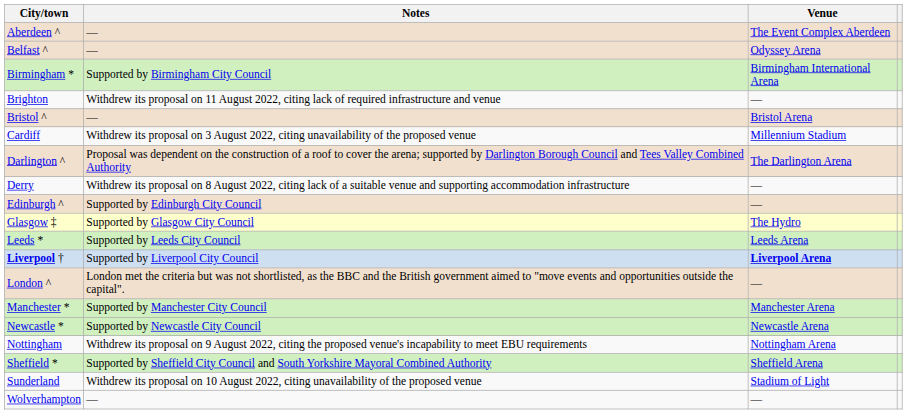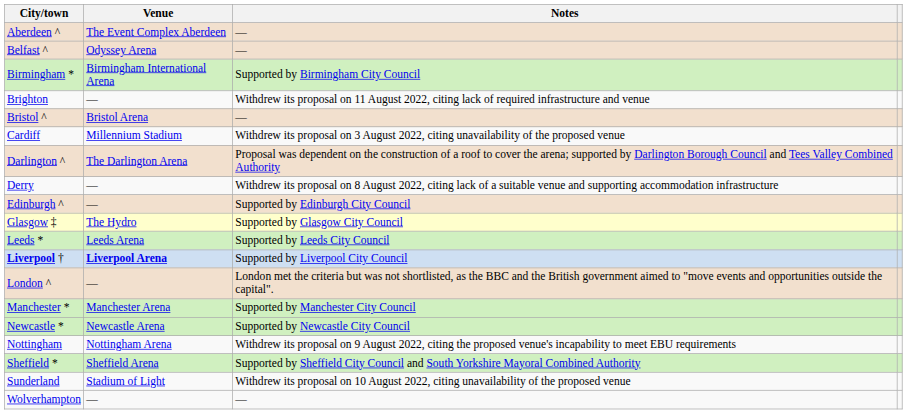columns swapped: (822, 13) <-> (416, 13)
